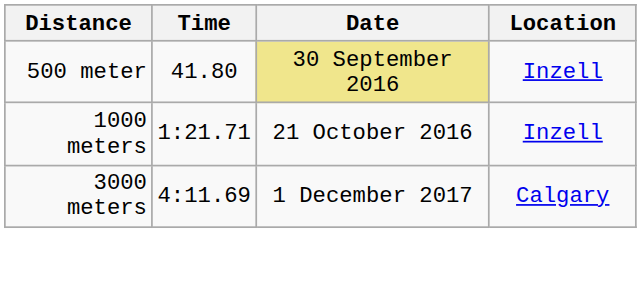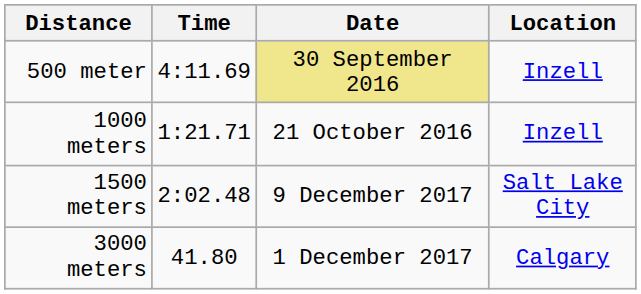(204, 72) 41.80 -> (204, 72) 4:11.69
+ row: (107, 196)
(204, 196) 4:11.69 -> (204, 258) 41.80
